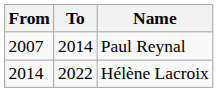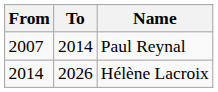(75, 73) 2022 -> (75, 73) 2026
